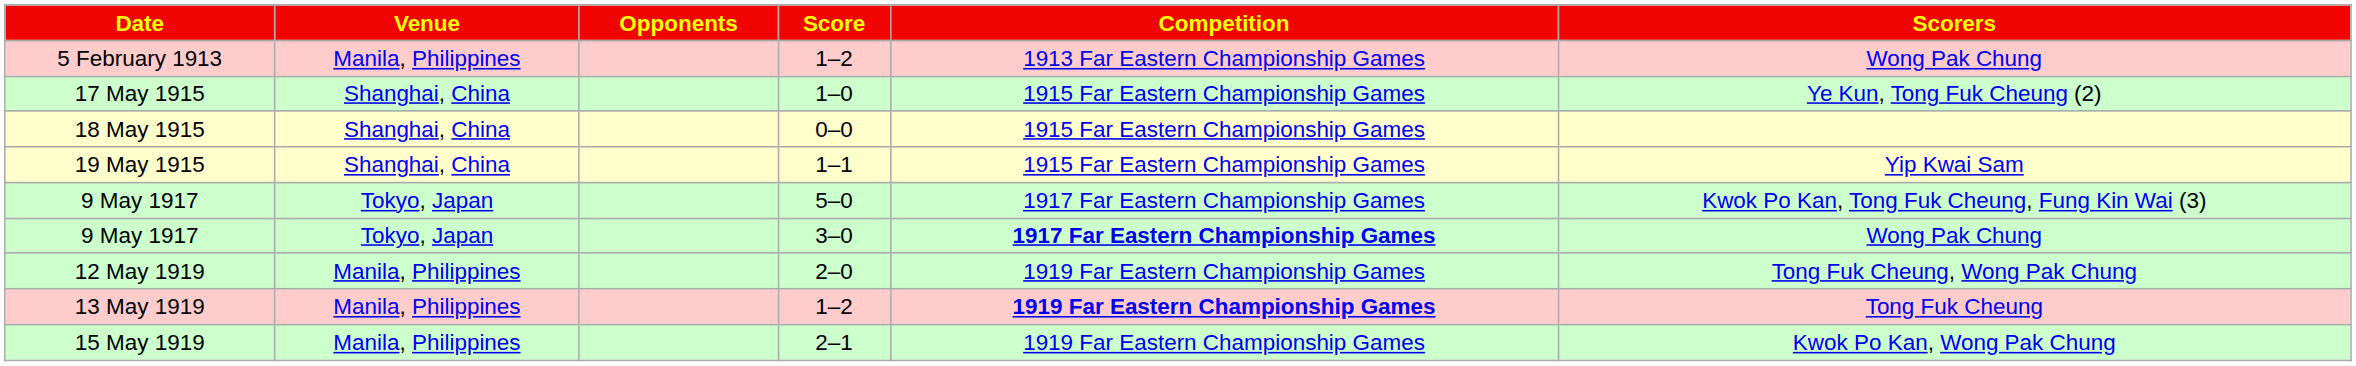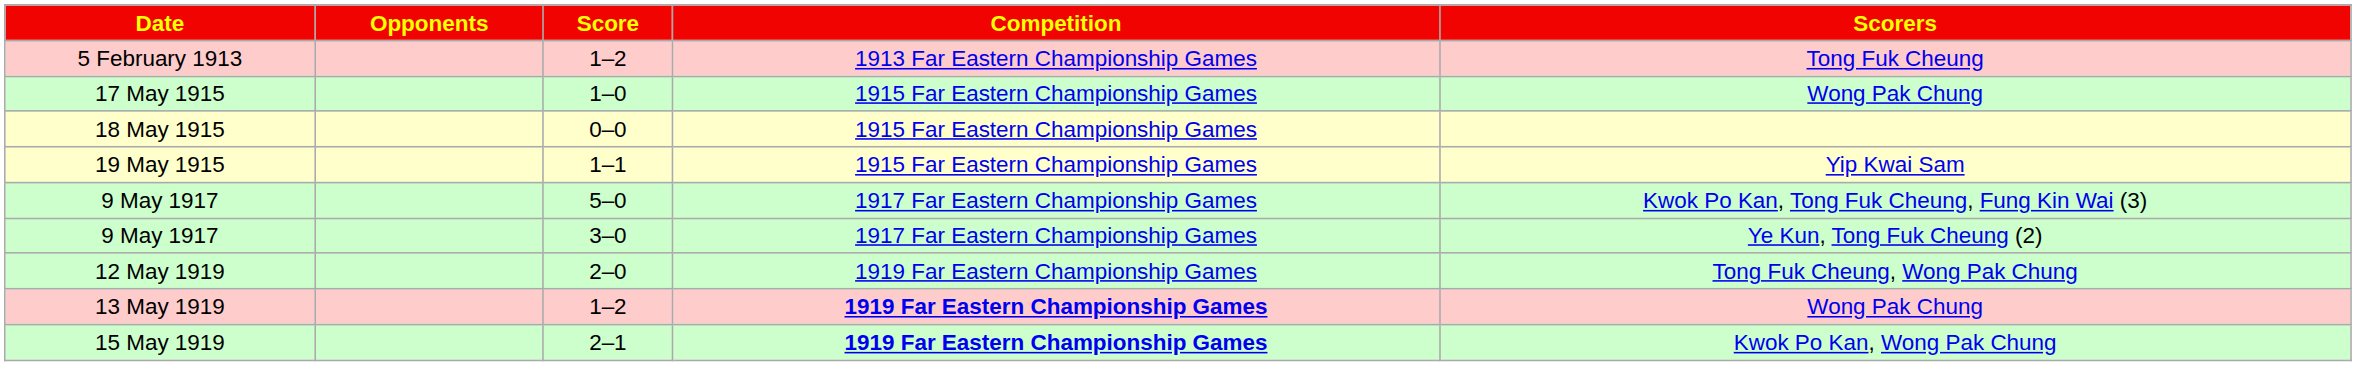- column: (427, 23)
(1954, 58) Wong Pak Chung -> (1895, 58) Tong Fuk Cheung
(1954, 94) Ye Kun, Tong Fuk Cheung (2) -> (1895, 94) Wong Pak Chung
(1224, 236) bold -> (1056, 236) normal
(1954, 236) Wong Pak Chung -> (1895, 236) Ye Kun, Tong Fuk Cheung (2)
(1954, 307) Tong Fuk Cheung -> (1895, 307) Wong Pak Chung
(1224, 342) normal -> (1056, 342) bold
